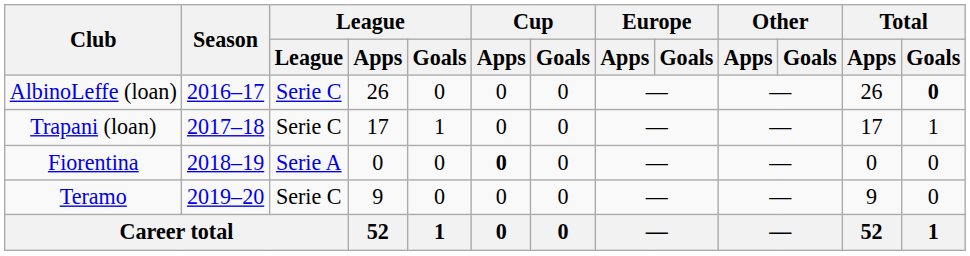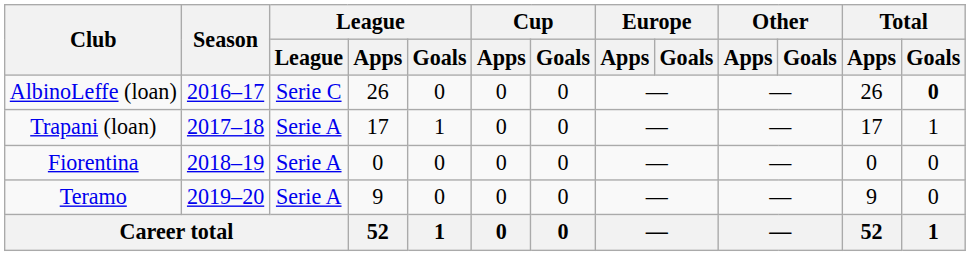(309, 127) Serie C -> (309, 127) Serie A
(501, 162) bold -> (501, 162) normal
(309, 197) Serie C -> (309, 197) Serie A
